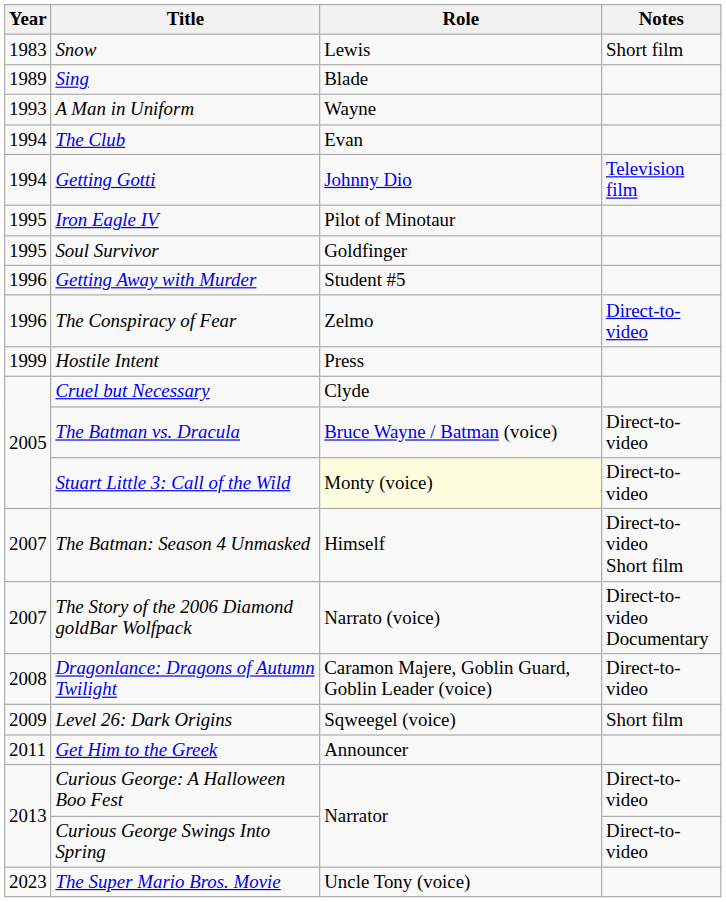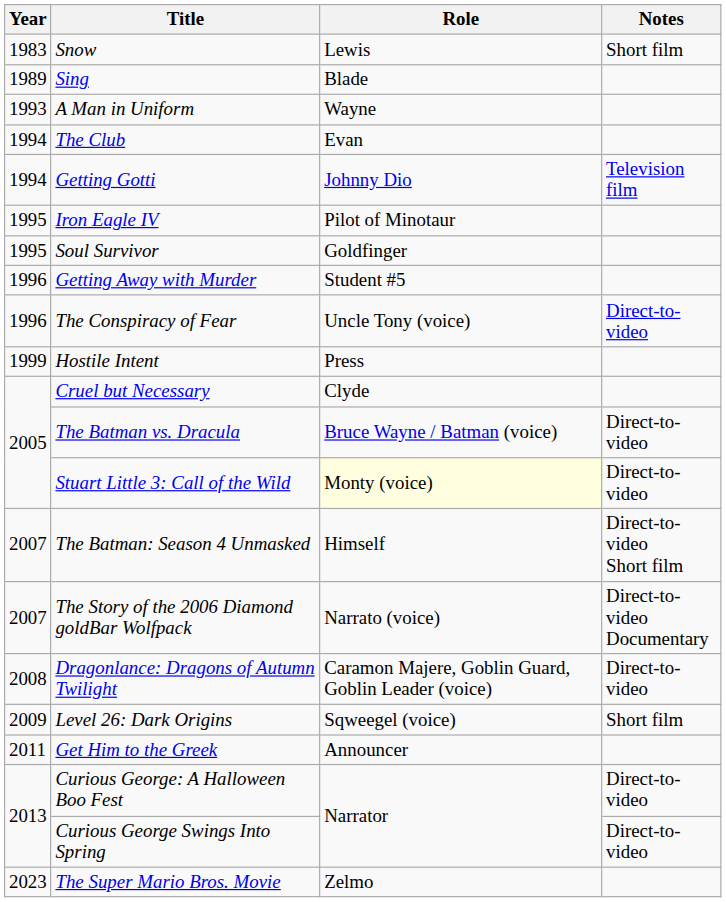(349, 320) Zelmo -> (397, 320) Uncle Tony (voice)
(397, 881) Uncle Tony (voice) -> (349, 881) Zelmo
